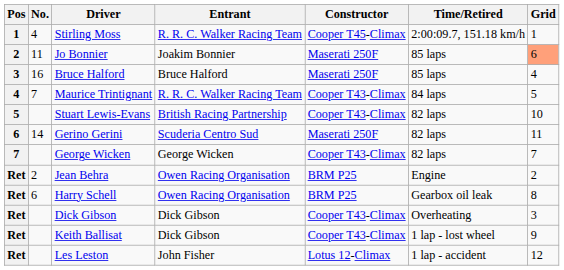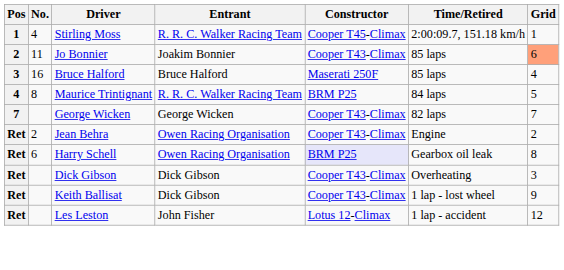(343, 54) Maserati 250F -> (357, 54) Cooper T43-Climax
(34, 94) 7 -> (34, 94) 8
(357, 94) Cooper T43-Climax -> (332, 94) BRM P25
- row: (102, 114)
- row: (89, 135)
(332, 175) BRM P25 -> (357, 135) Cooper T43-Climax
(332, 195) no background -> (332, 155) lavender background
